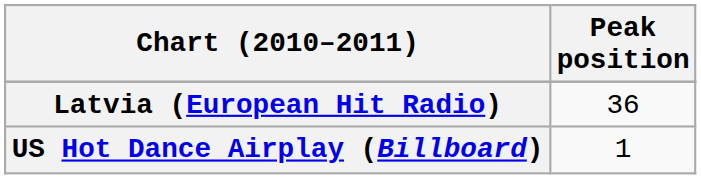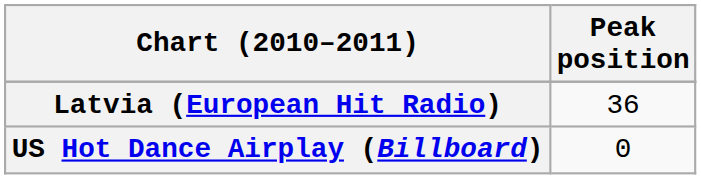(623, 150) 1 -> (623, 150) 0
